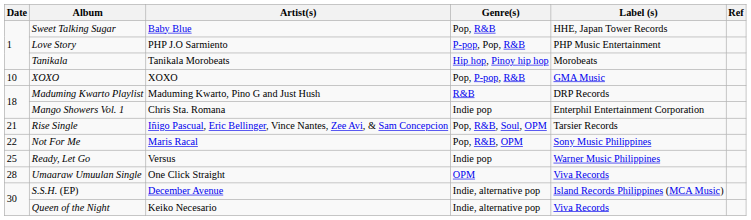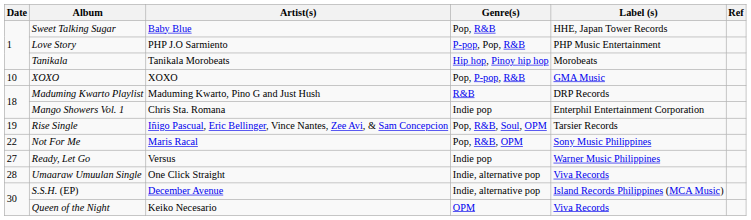(12, 126) 21 -> (12, 126) 19
(12, 158) 25 -> (12, 158) 27
(464, 175) OPM -> (497, 175) Indie, alternative pop
(497, 207) Indie, alternative pop -> (464, 207) OPM
